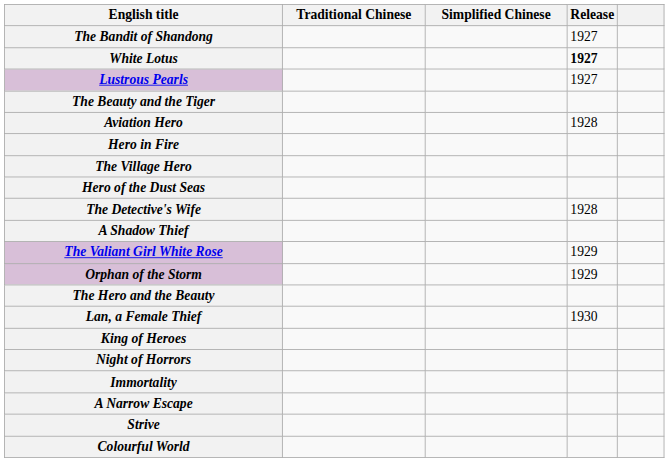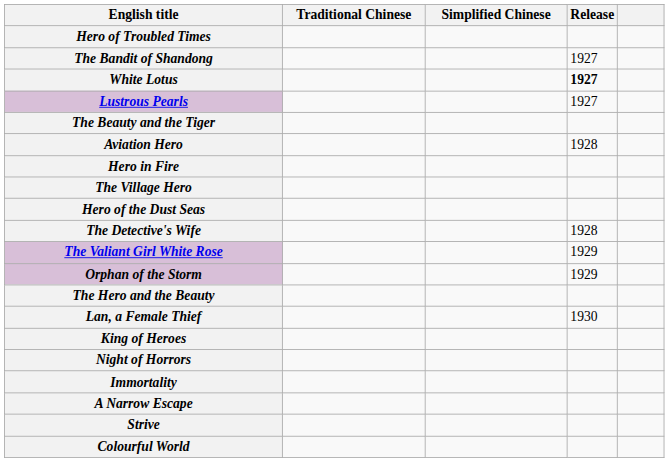+ row: (144, 36)
- row: (144, 230)
